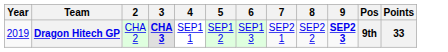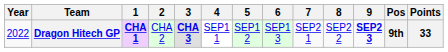+ column: (136, 12)
(18, 33) 2019 -> (18, 33) 2022
